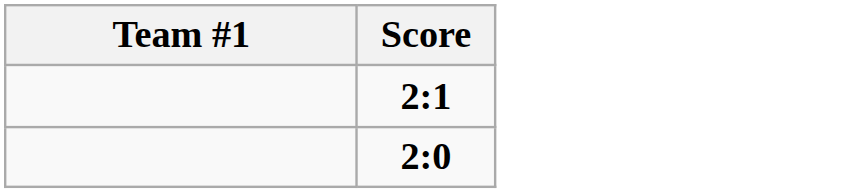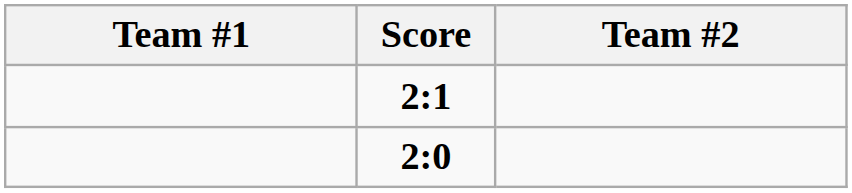+ column: (671, 34)
